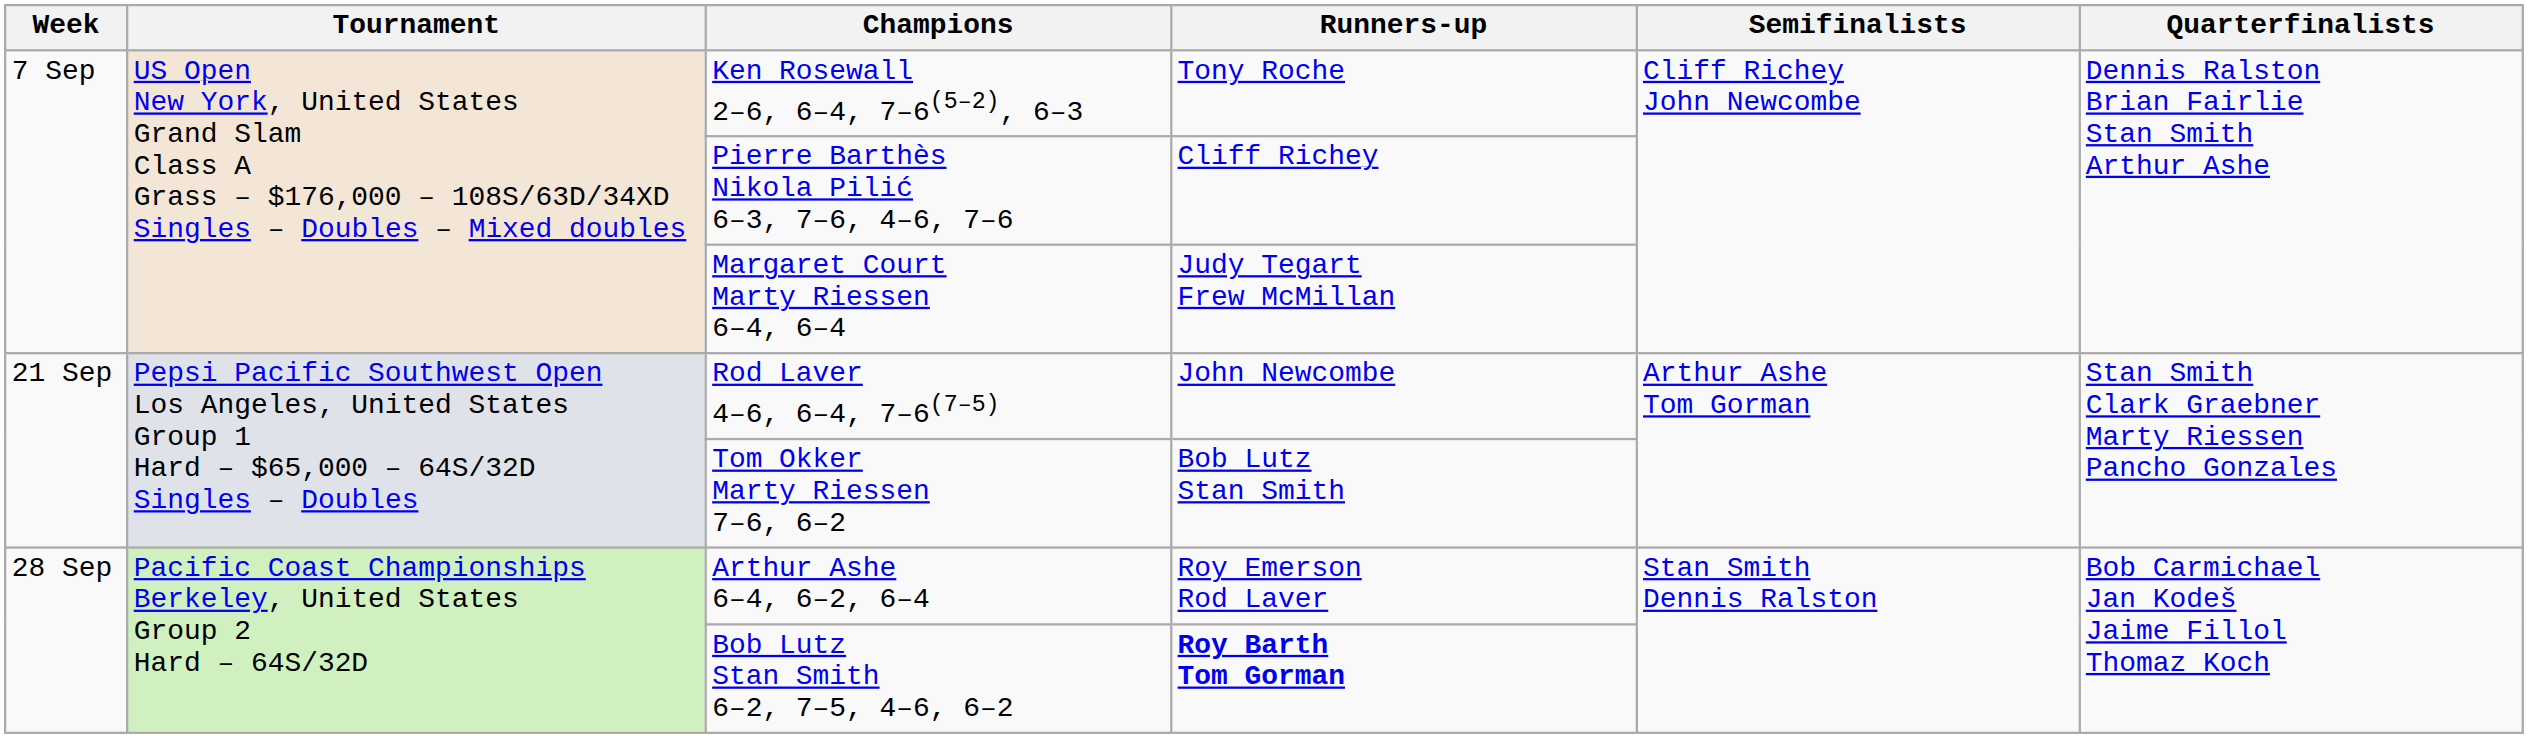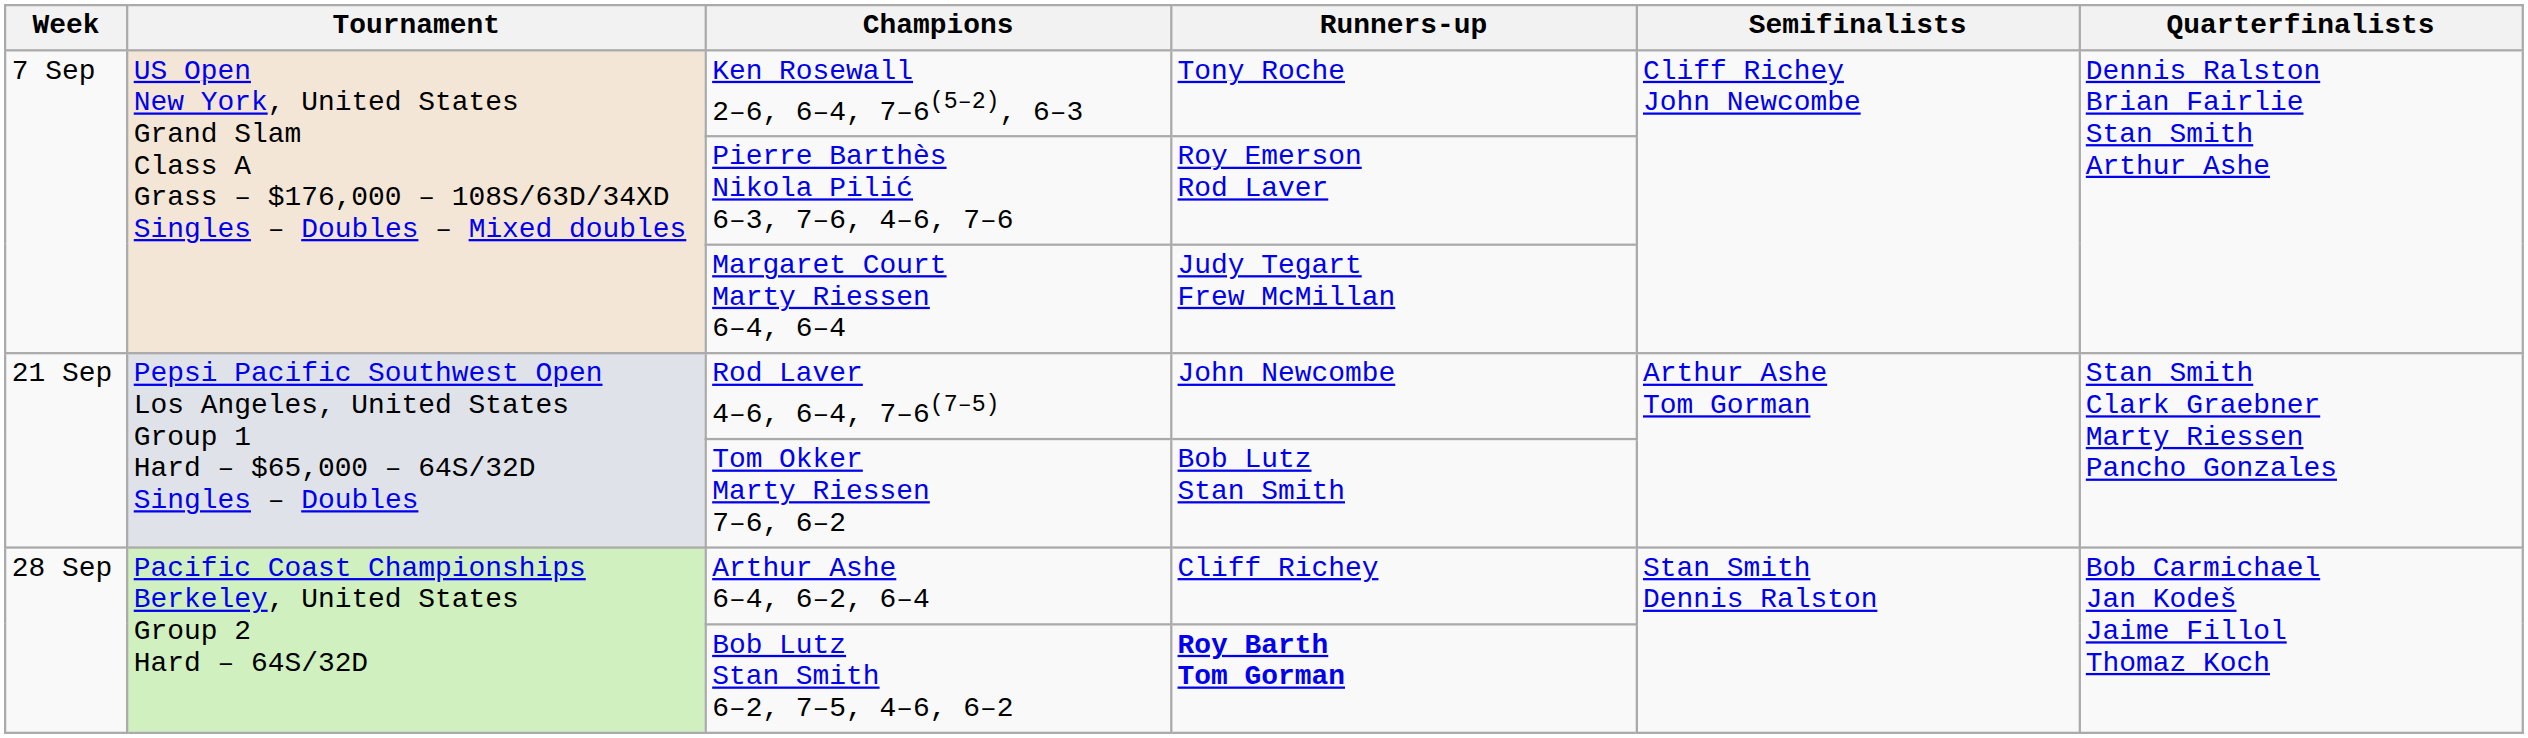(1278, 159) Cliff Richey -> (1270, 175) Roy Emerson Rod Laver
(1270, 586) Roy Emerson Rod Laver -> (1278, 570) Cliff Richey
